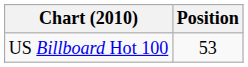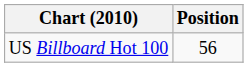(208, 47) 53 -> (208, 47) 56
